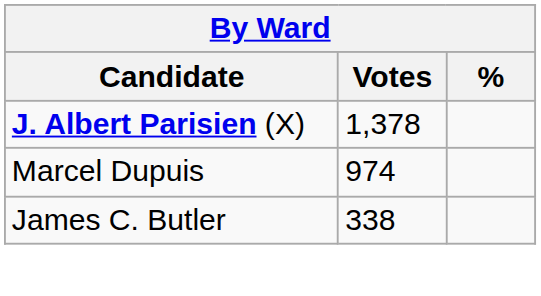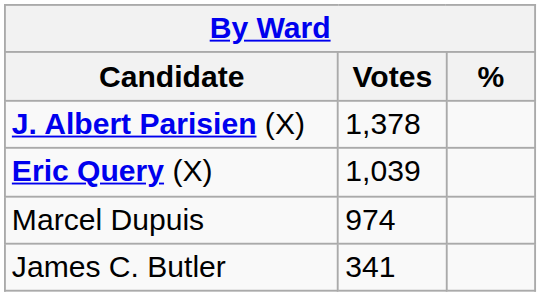+ row: (112, 171)
(370, 219) 338 -> (370, 266) 341
